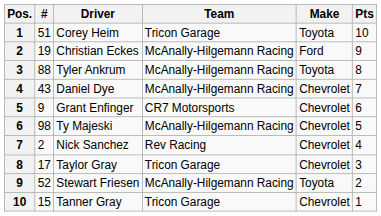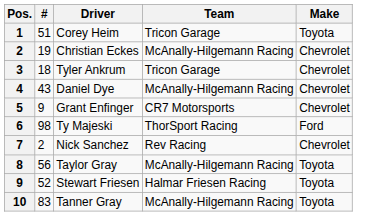- column: (365, 14)
(311, 51) Ford -> (324, 51) Chevrolet
(44, 70) 88 -> (44, 70) 18
(219, 70) McAnally-Hilgemann Racing -> (182, 70) Tricon Garage
(317, 70) Toyota -> (324, 70) Chevrolet
(219, 127) McAnally-Hilgemann Racing -> (191, 127) ThorSport Racing
(324, 127) Chevrolet -> (311, 127) Ford
(44, 164) 17 -> (44, 164) 56
(182, 164) Tricon Garage -> (219, 164) McAnally-Hilgemann Racing
(324, 164) Chevrolet -> (317, 164) Toyota
(219, 183) McAnally-Hilgemann Racing -> (205, 183) Halmar Friesen Racing
(44, 202) 15 -> (44, 202) 83
(182, 202) Tricon Garage -> (219, 202) McAnally-Hilgemann Racing
(324, 202) Chevrolet -> (317, 202) Toyota
